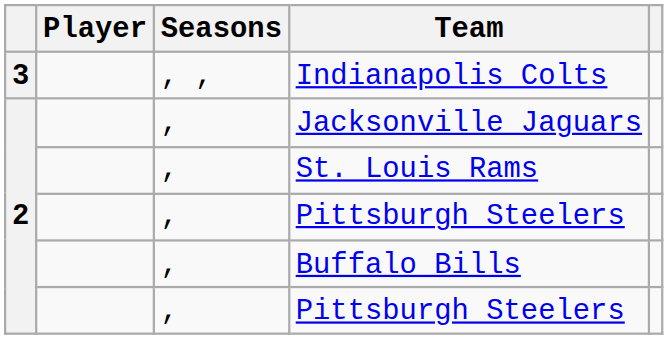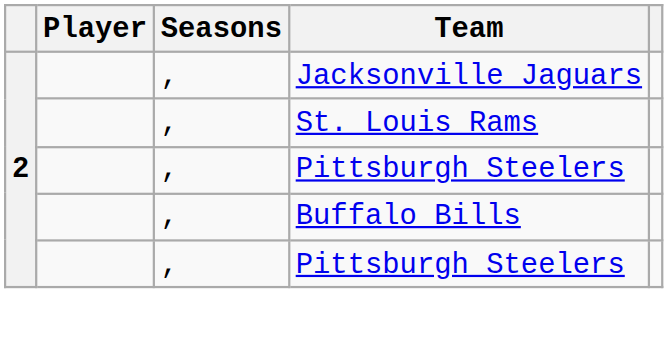- row: (21, 76)
